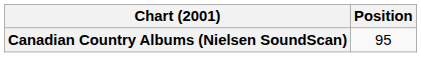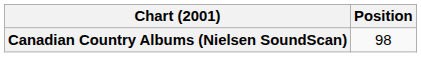(383, 39) 95 -> (383, 39) 98
